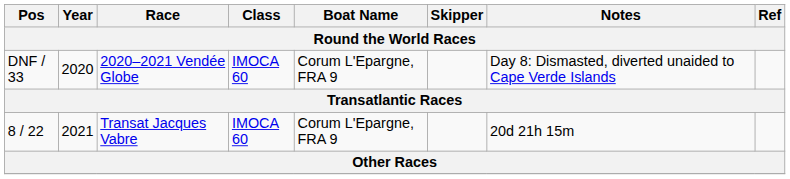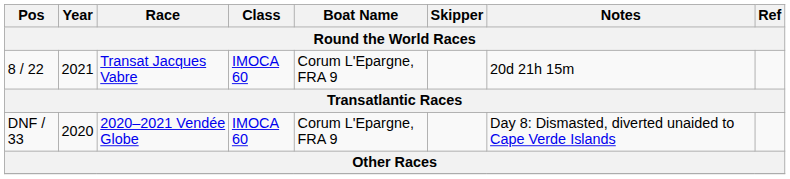rows swapped: (27, 69) <-> (26, 131)
